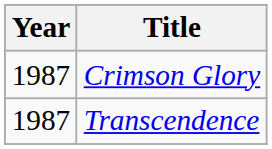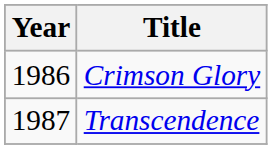(41, 74) 1987 -> (41, 74) 1986
